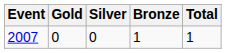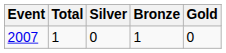columns swapped: (67, 15) <-> (202, 15)
